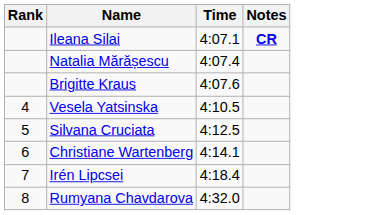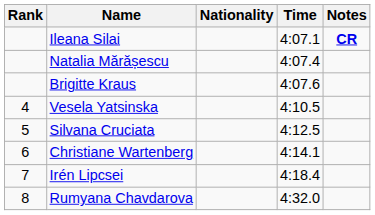+ column: (237, 15)
